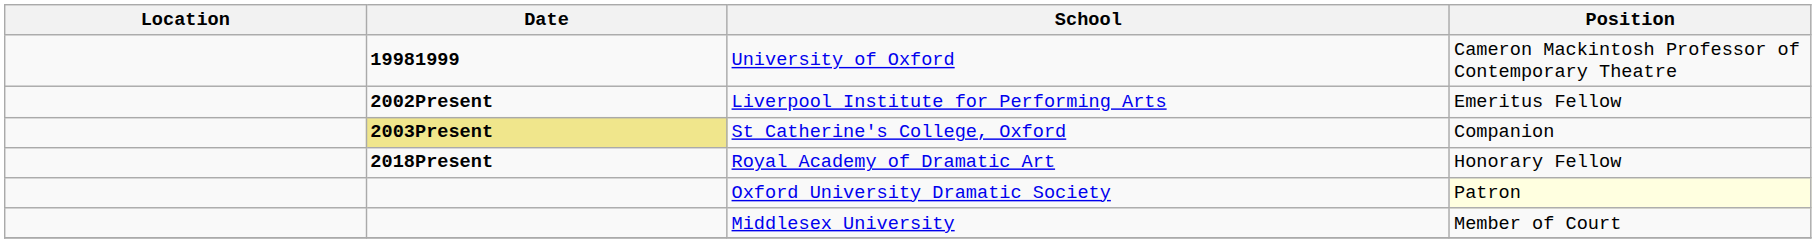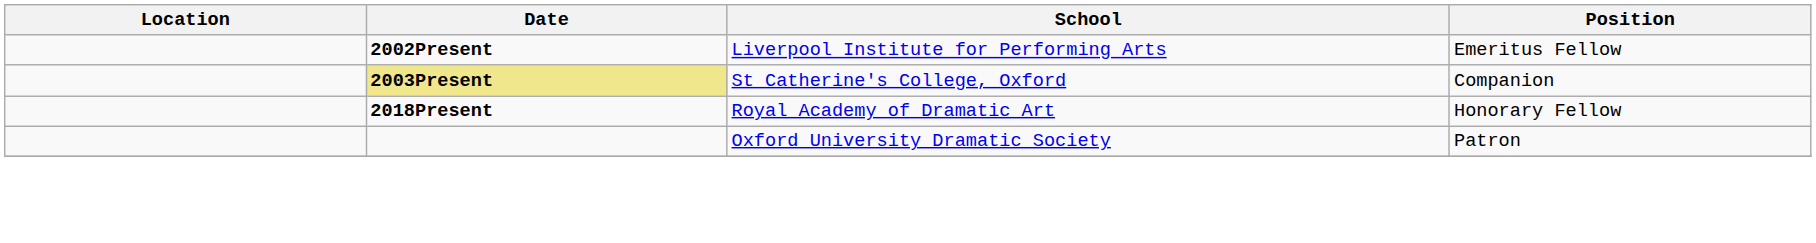- row: (843, 61)
(1487, 193) lightyellow background -> (1487, 141) no background
- row: (843, 223)
